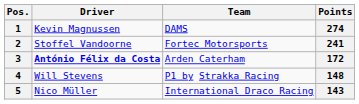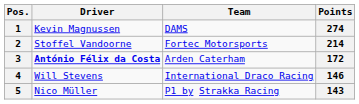(335, 44) 241 -> (335, 44) 214
(222, 76) P1 by Strakka Racing -> (239, 76) International Draco Racing
(335, 76) 148 -> (335, 76) 146
(239, 92) International Draco Racing -> (222, 92) P1 by Strakka Racing
